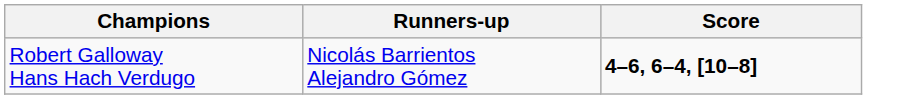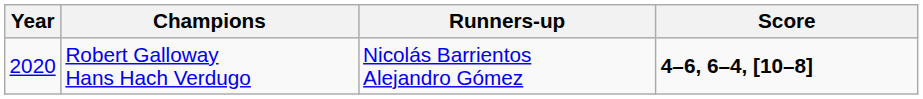+ column: (33, 21)
